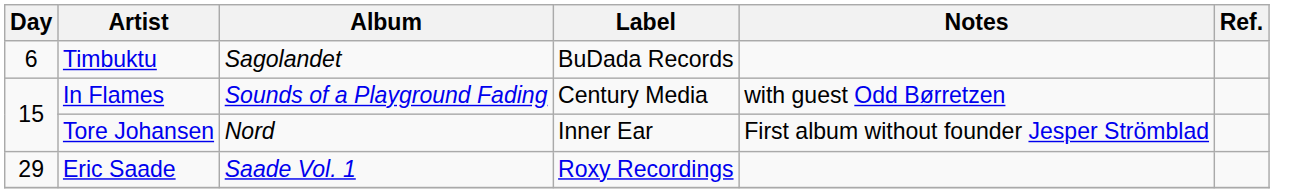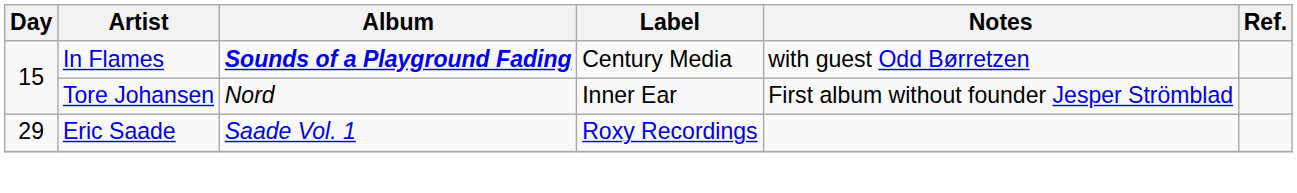- row: (110, 59)
(386, 95) normal -> (398, 59) bold
